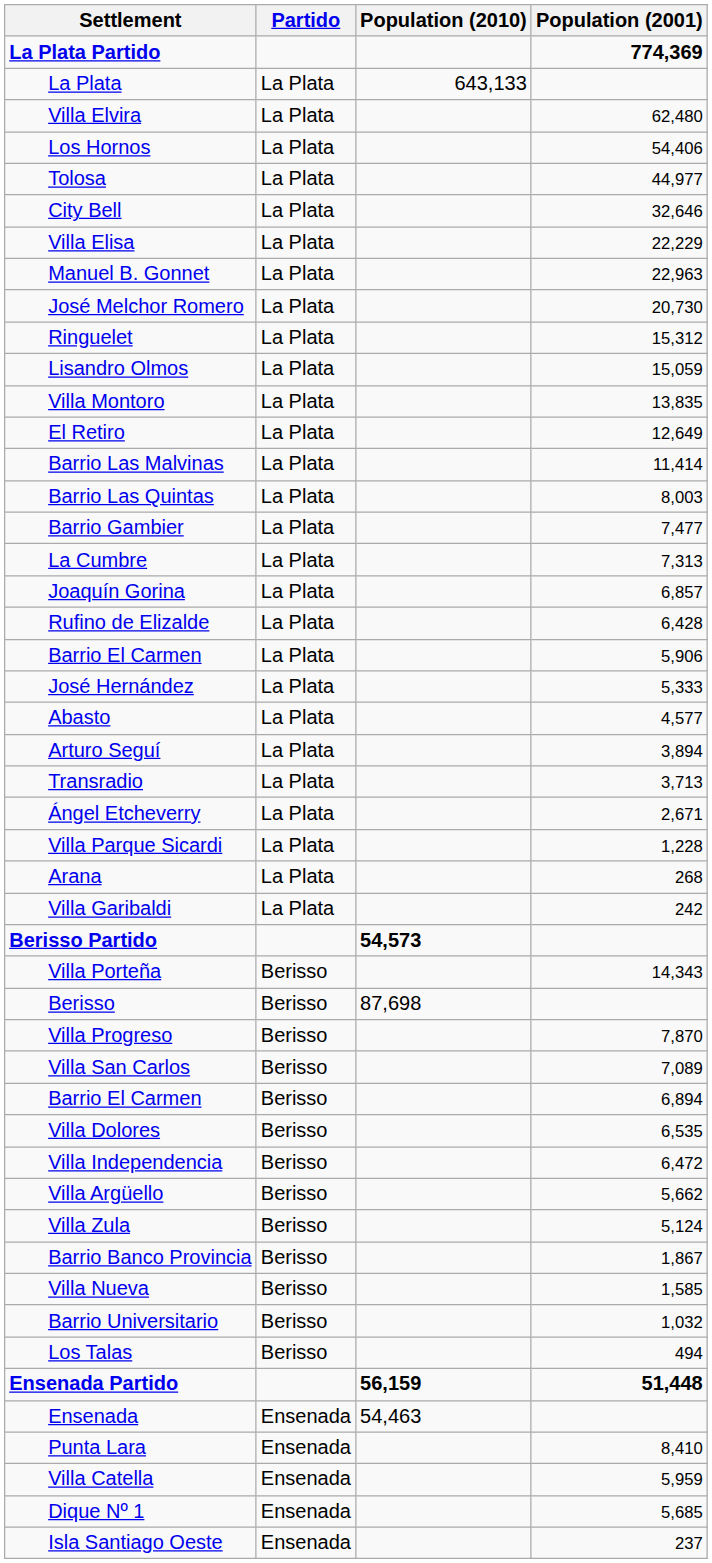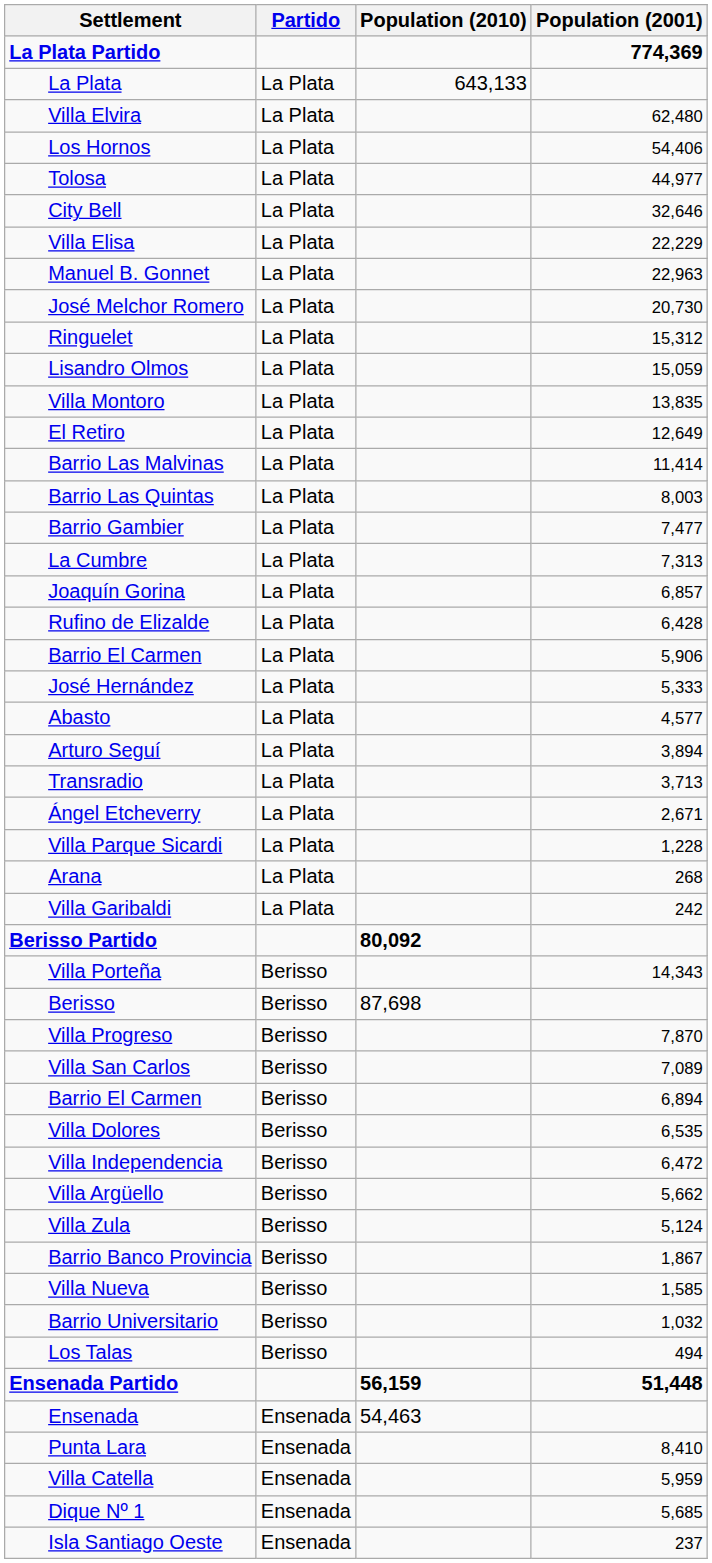(391, 940) 54,573 -> (391, 940) 80,092
